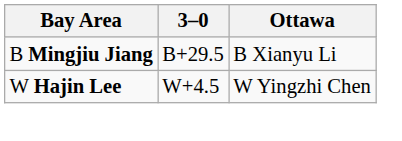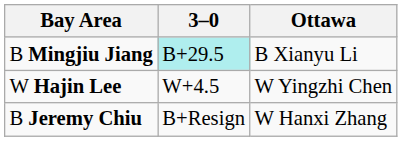(193, 53) no background -> (193, 53) paleturquoise background
+ row: (76, 119)
